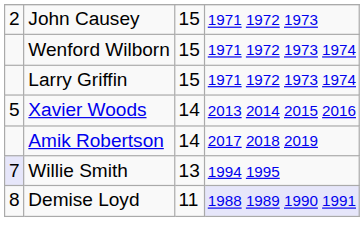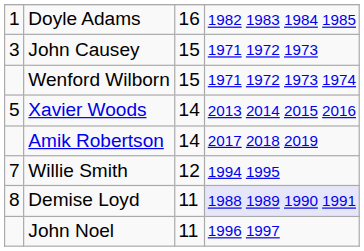+ row: (84, 19)
(14, 19) 2 -> (14, 49) 3
- row: (78, 79)
(14, 170) lavender background -> (14, 170) no background
(189, 170) 13 -> (189, 170) 12
+ row: (71, 230)
